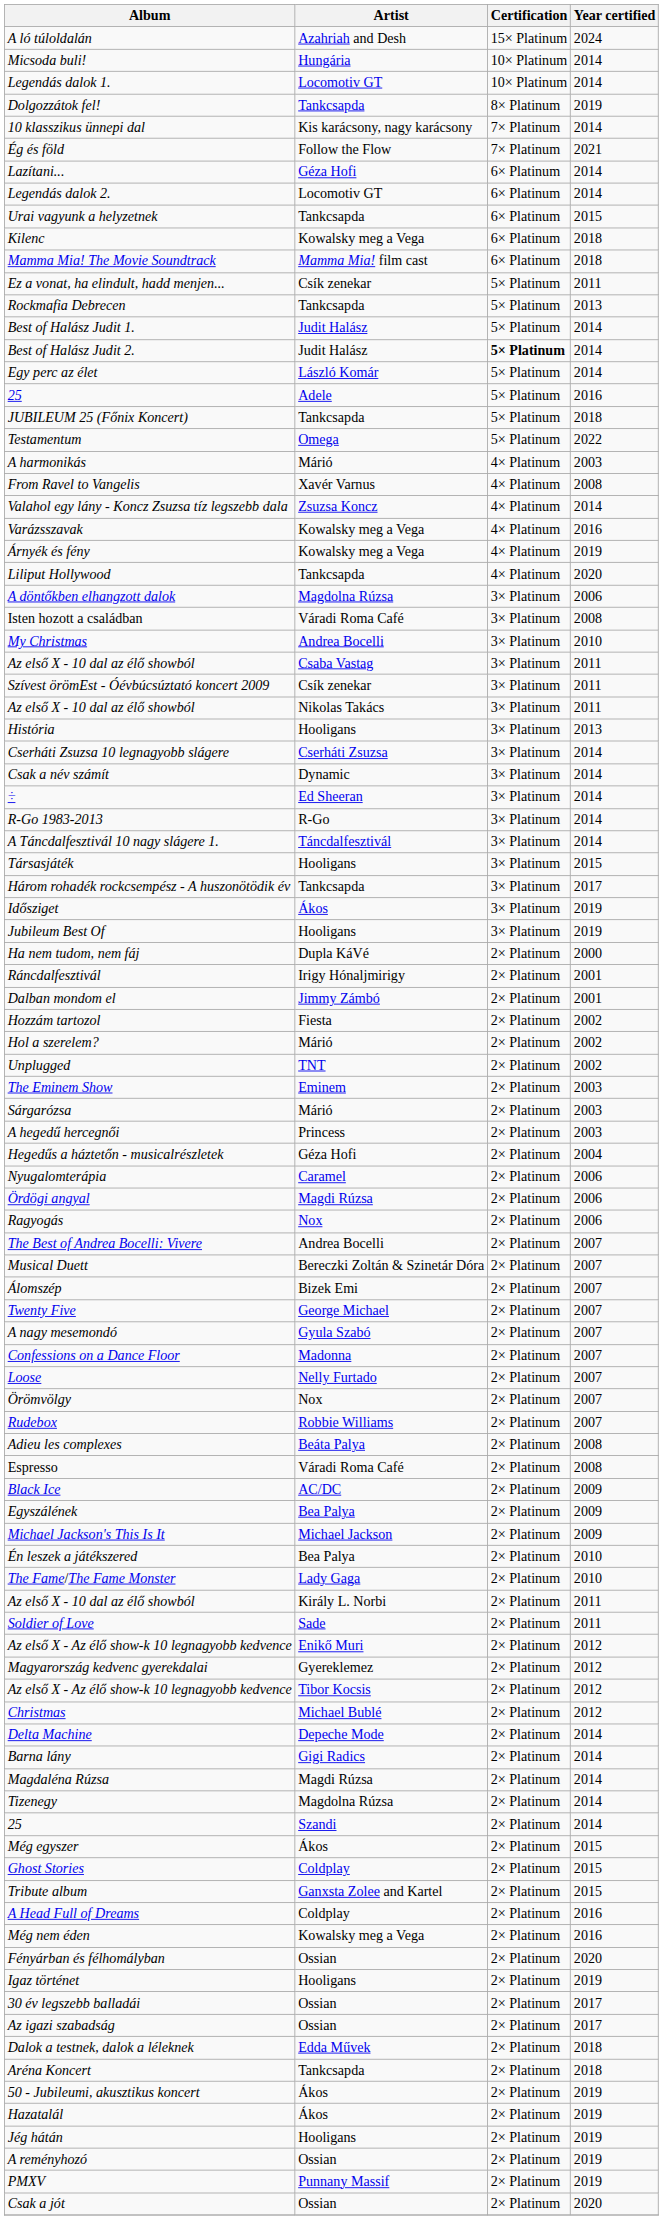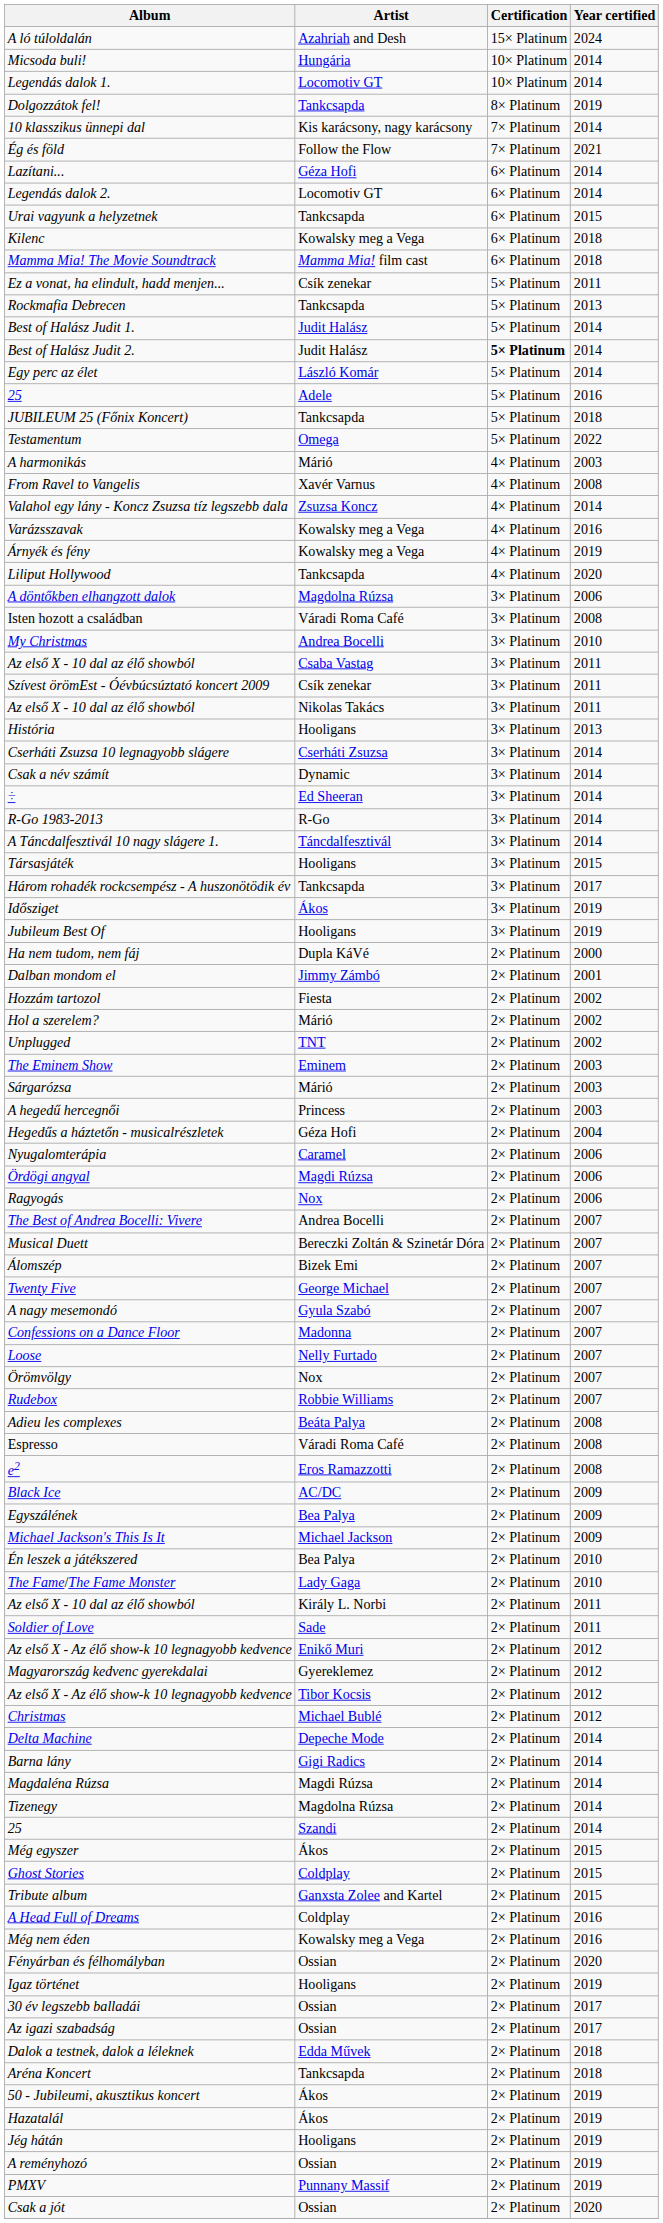- row: (54, 975)
+ row: (14, 1469)
